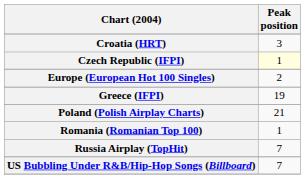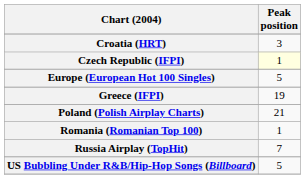(279, 78) 2 -> (279, 78) 5
(279, 165) 7 -> (279, 165) 5
